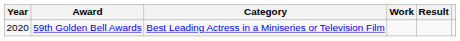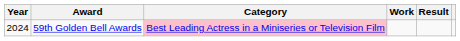(18, 28) 2020 -> (18, 28) 2024
(266, 28) no background -> (266, 28) pink background
